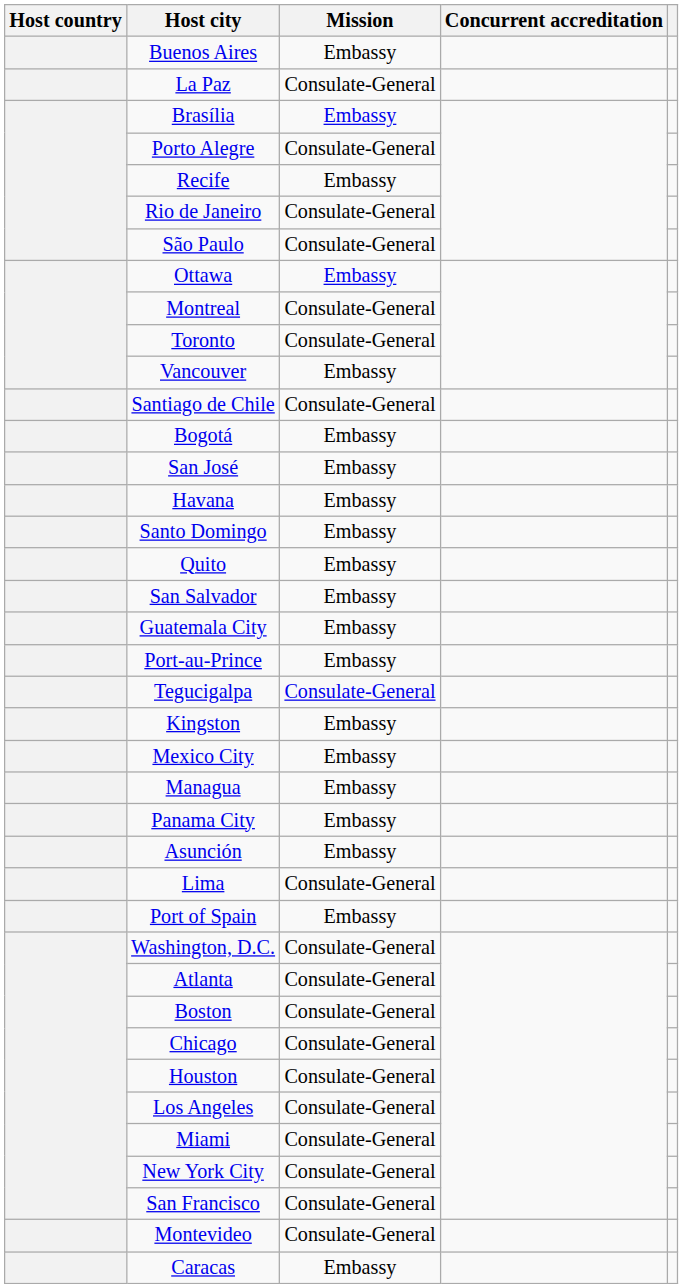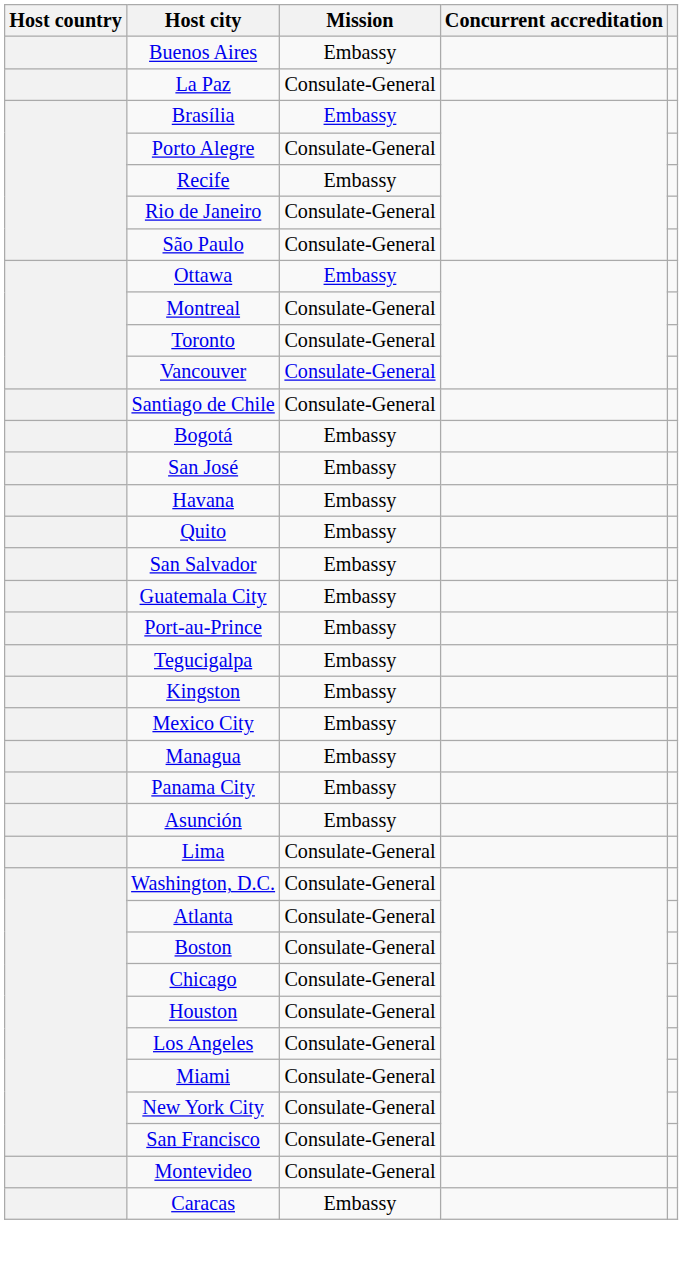(360, 372) Embassy -> (360, 372) Consulate-General
- row: (203, 532)
(360, 691) Consulate-General -> (360, 659) Embassy
- row: (203, 915)
